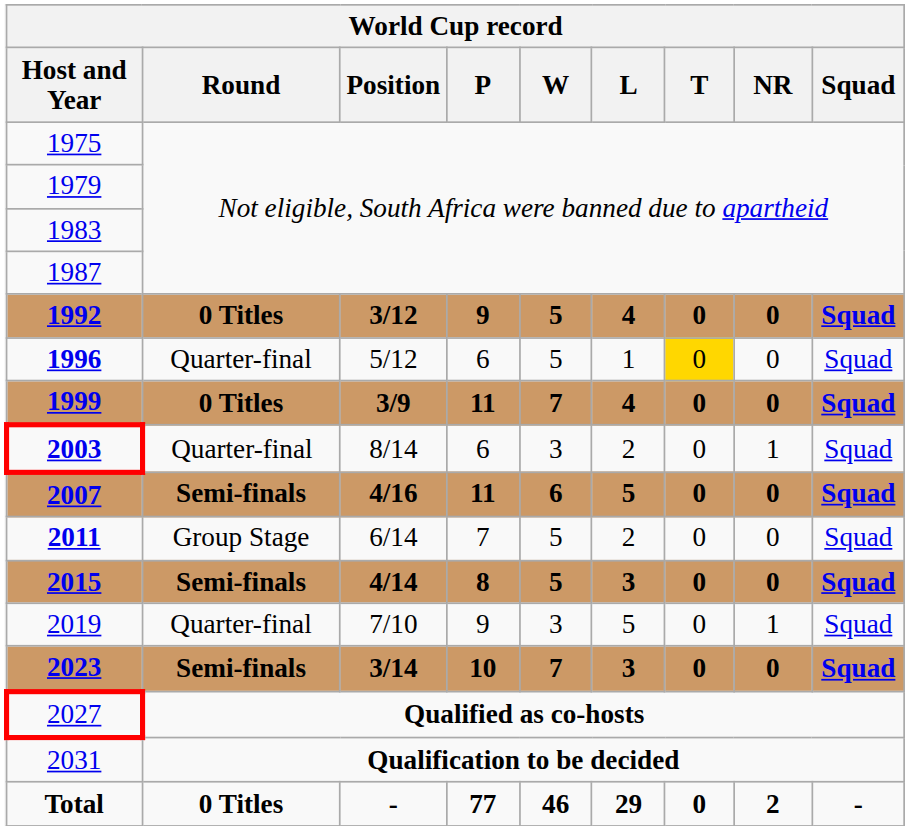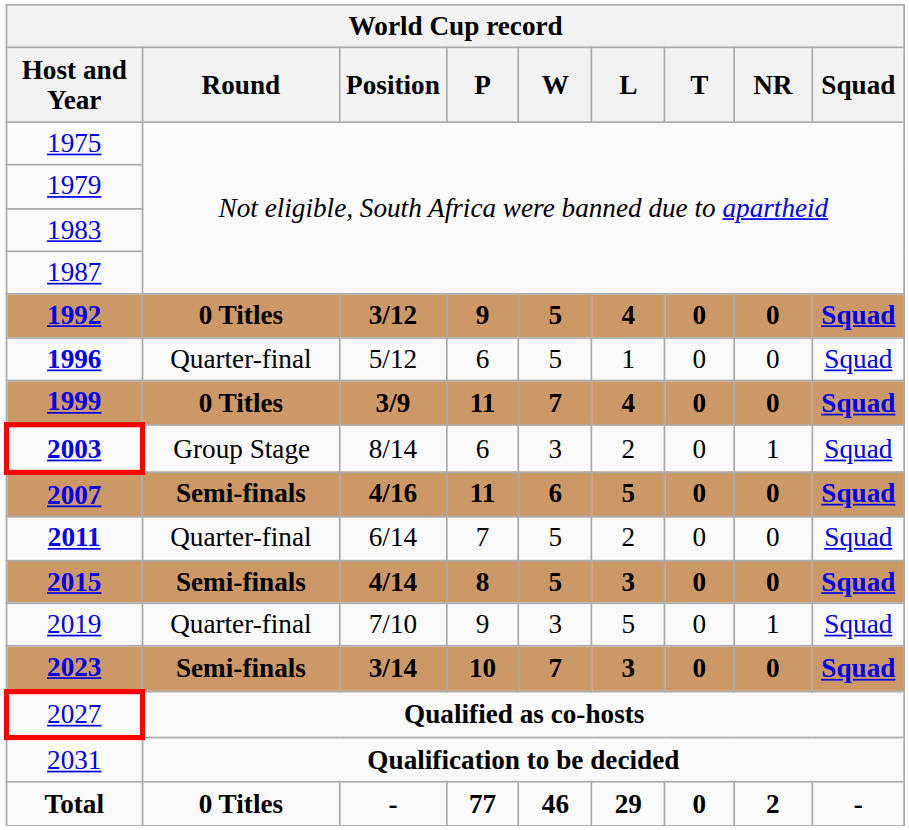(699, 358) gold background -> (699, 358) no background
(242, 448) Quarter-final -> (242, 448) Group Stage
(241, 537) Group Stage -> (241, 537) Quarter-final
